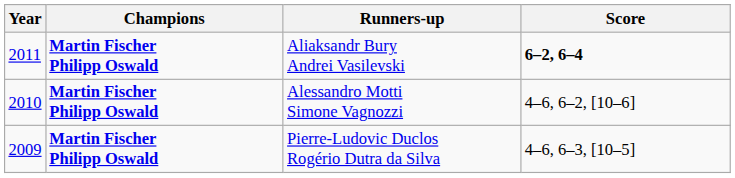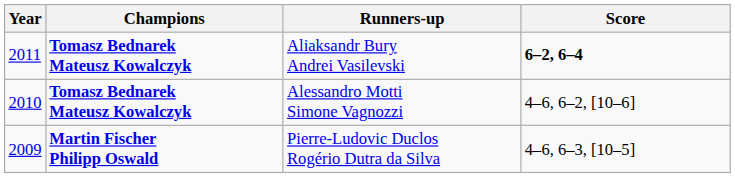(104, 55) Martin Fischer Philipp Oswald -> (120, 55) Tomasz Bednarek Mateusz Kowalczyk
(104, 102) Martin Fischer Philipp Oswald -> (120, 102) Tomasz Bednarek Mateusz Kowalczyk
